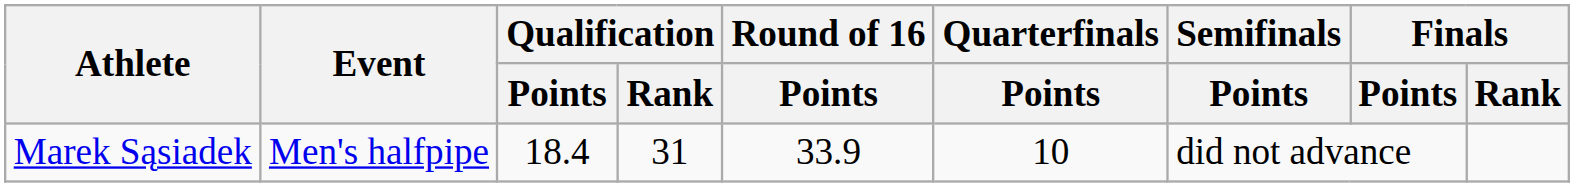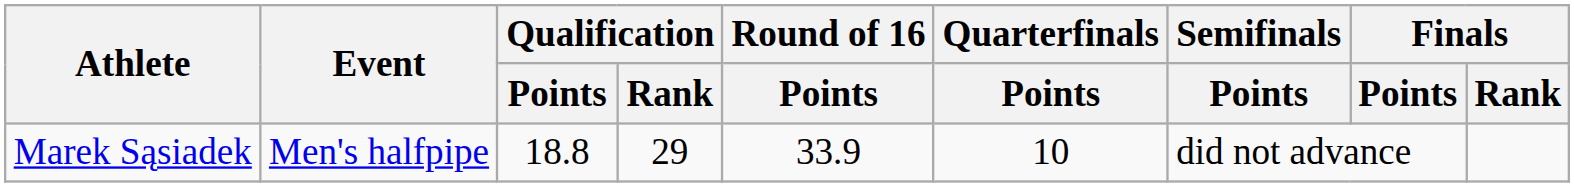(557, 151) 18.4 -> (557, 151) 18.8
(670, 151) 31 -> (670, 151) 29
